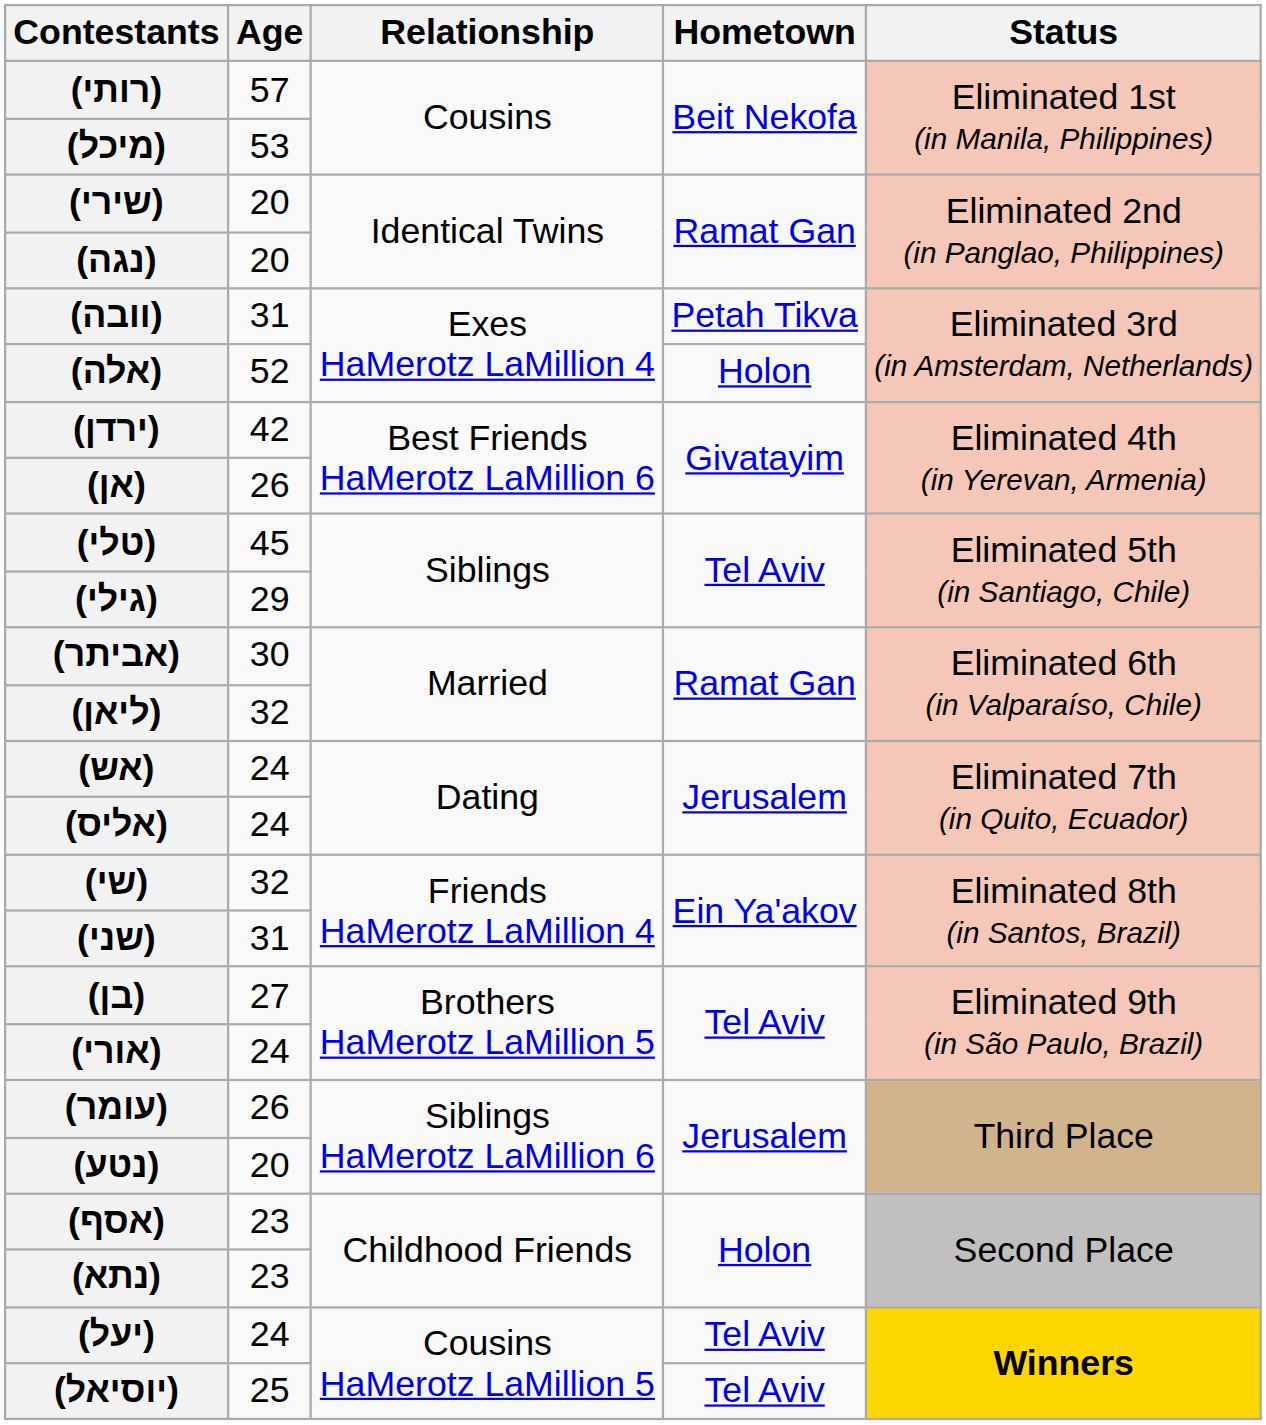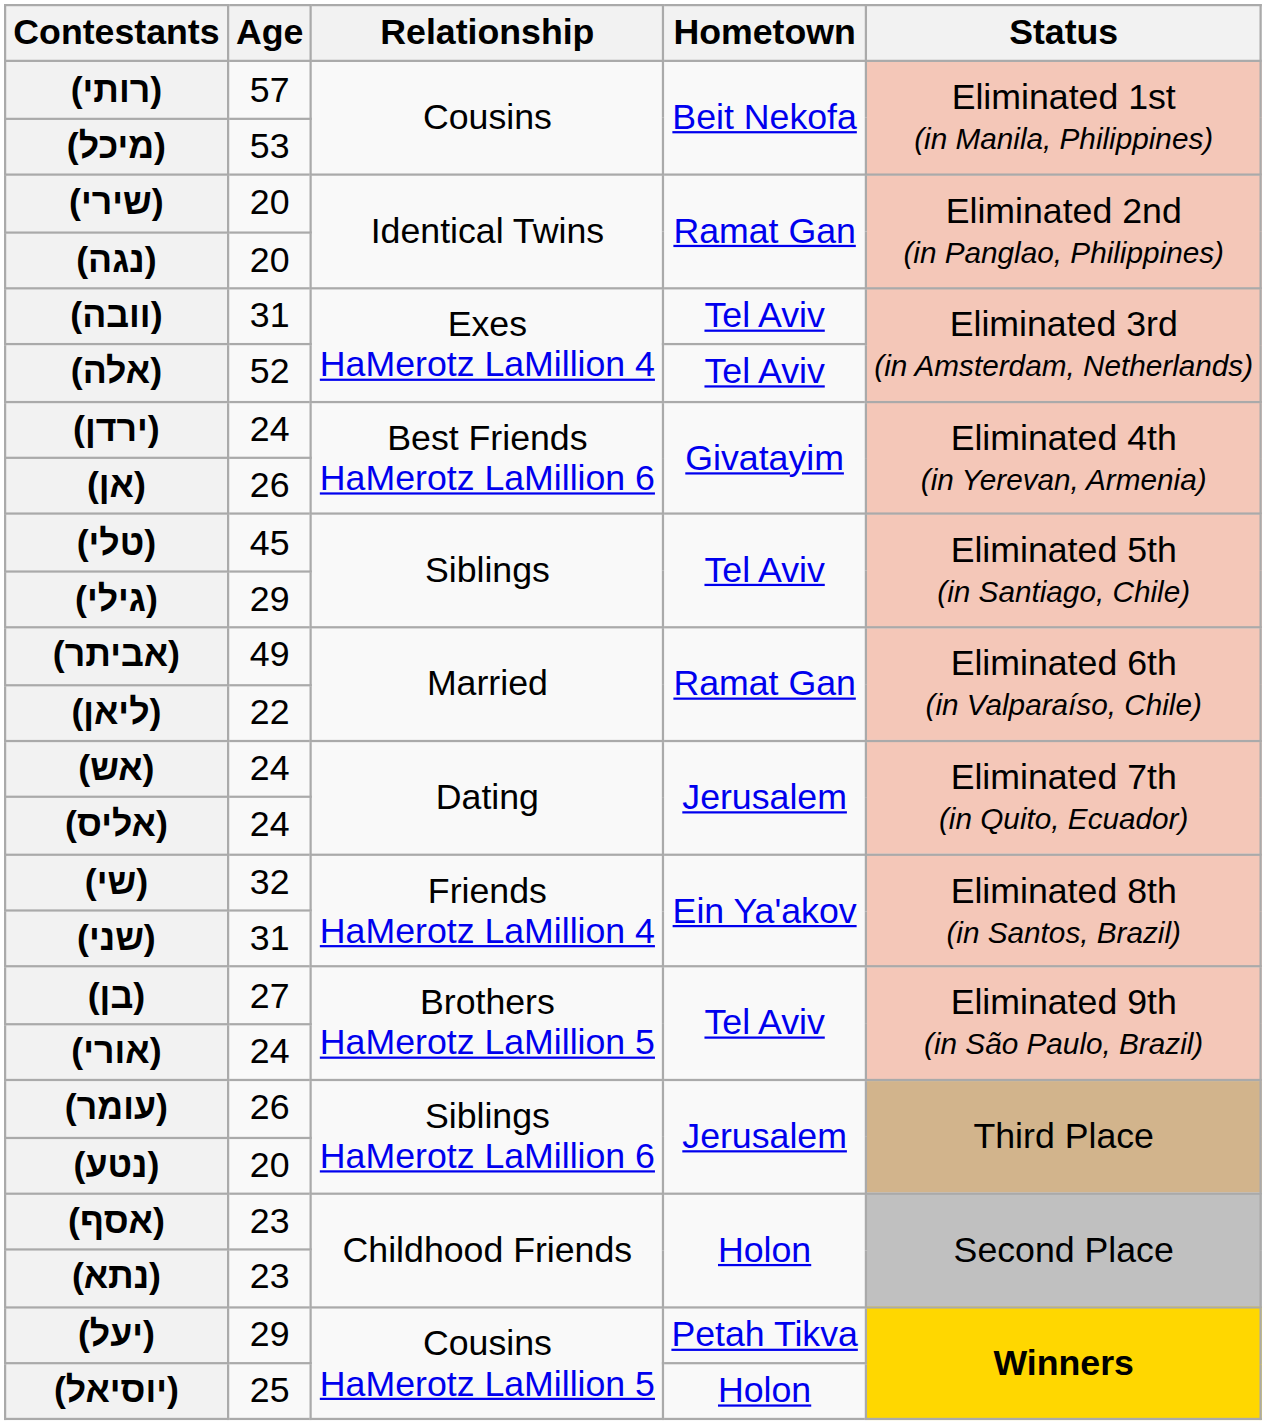(765, 315) Petah Tikva -> (765, 315) Tel Aviv
(765, 372) Holon -> (765, 372) Tel Aviv
(270, 428) 42 -> (270, 428) 24
(270, 655) 30 -> (270, 655) 49
(270, 711) 32 -> (270, 711) 22
(270, 1334) 24 -> (270, 1334) 29
(765, 1334) Tel Aviv -> (765, 1334) Petah Tikva
(765, 1390) Tel Aviv -> (765, 1390) Holon
